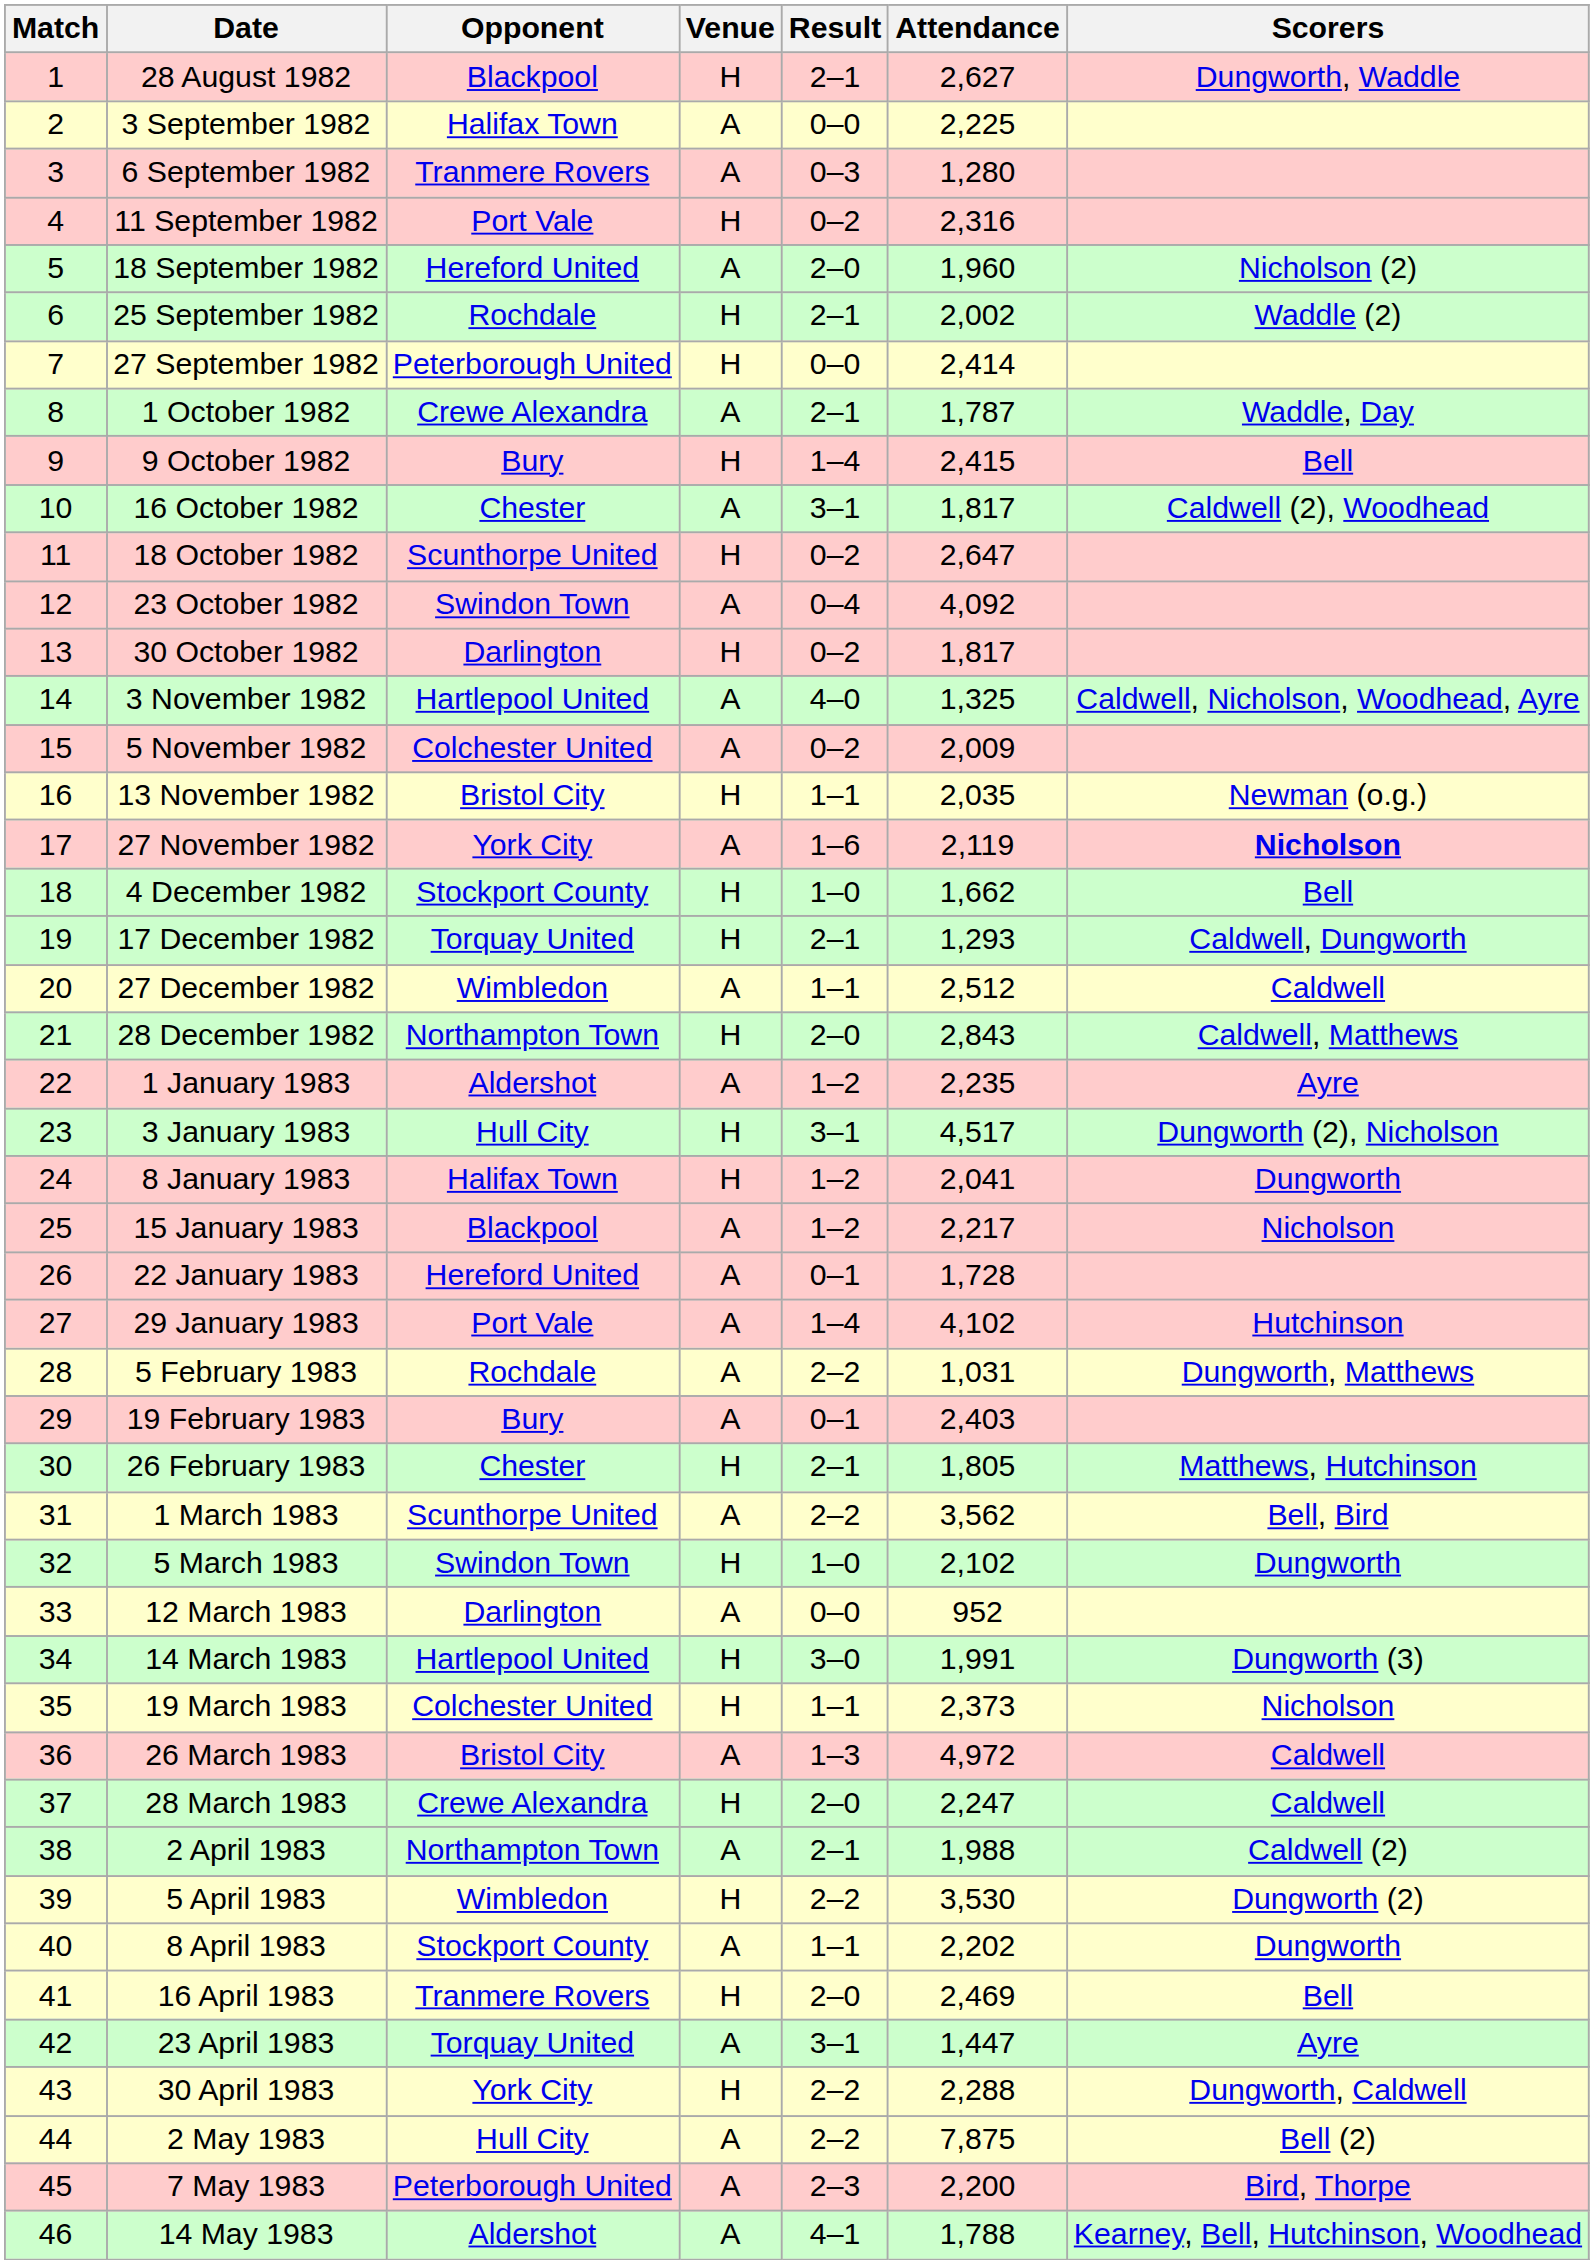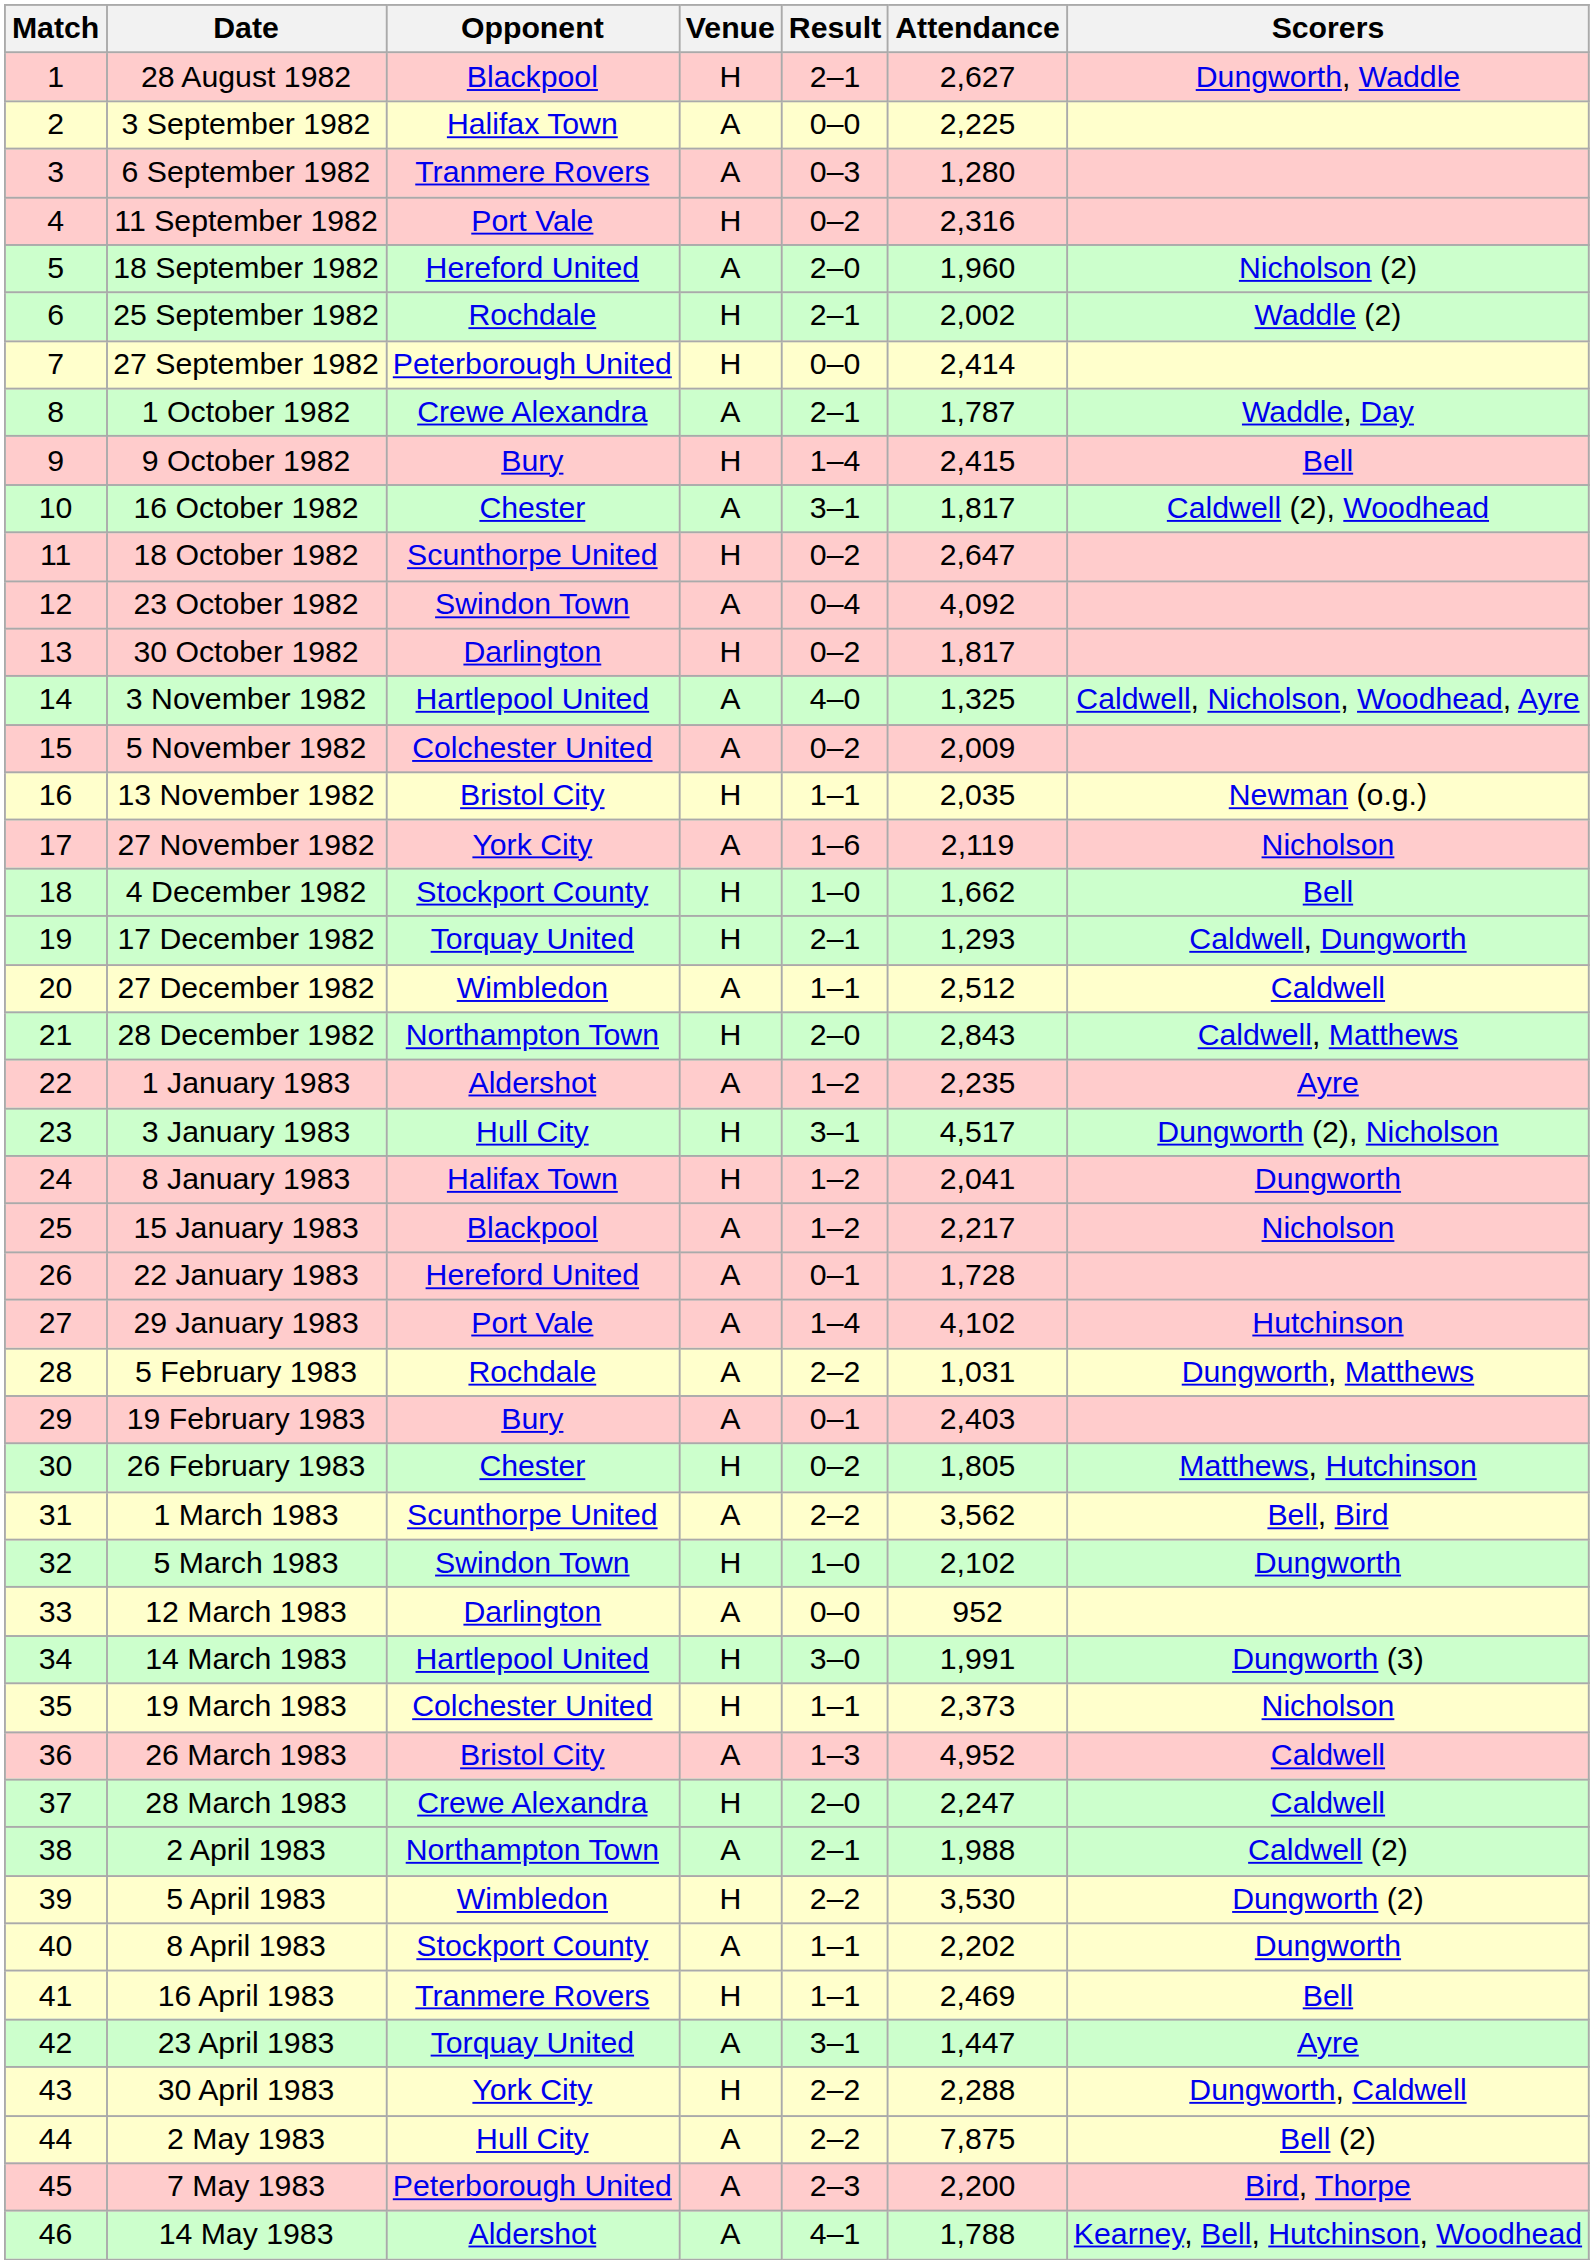(1328, 843) bold -> (1328, 843) normal
(835, 1467) 2–1 -> (835, 1467) 0–2
(978, 1754) 4,972 -> (978, 1754) 4,952
(835, 1994) 2–0 -> (835, 1994) 1–1
